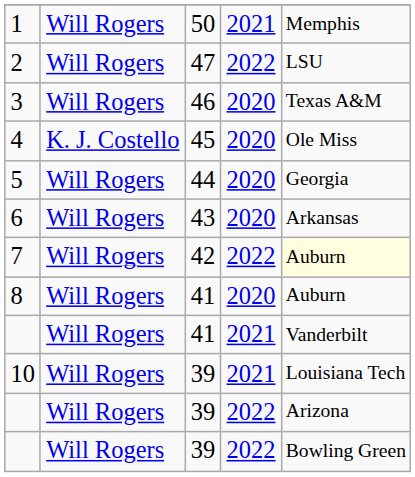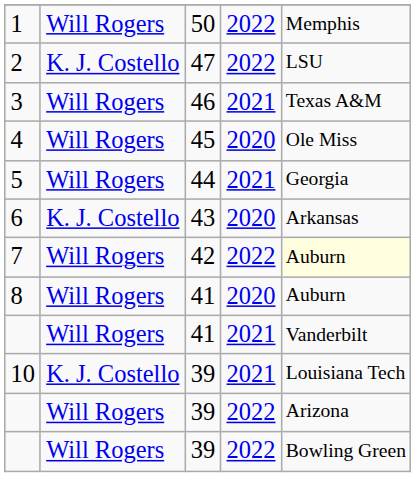(251, 23) 2021 -> (251, 23) 2022
(105, 62) Will Rogers -> (113, 62) K. J. Costello
(251, 101) 2020 -> (251, 101) 2021
(113, 140) K. J. Costello -> (105, 140) Will Rogers
(251, 179) 2020 -> (251, 179) 2021
(105, 218) Will Rogers -> (113, 218) K. J. Costello
(105, 373) Will Rogers -> (113, 373) K. J. Costello
